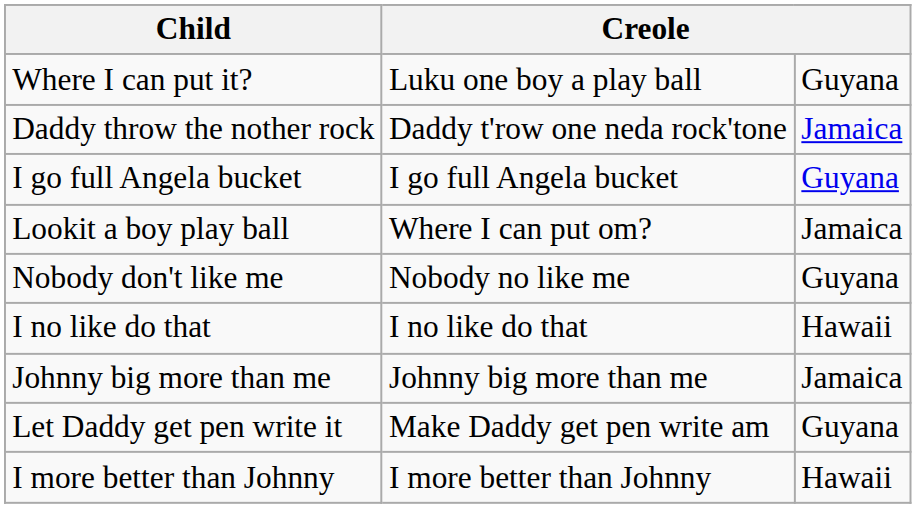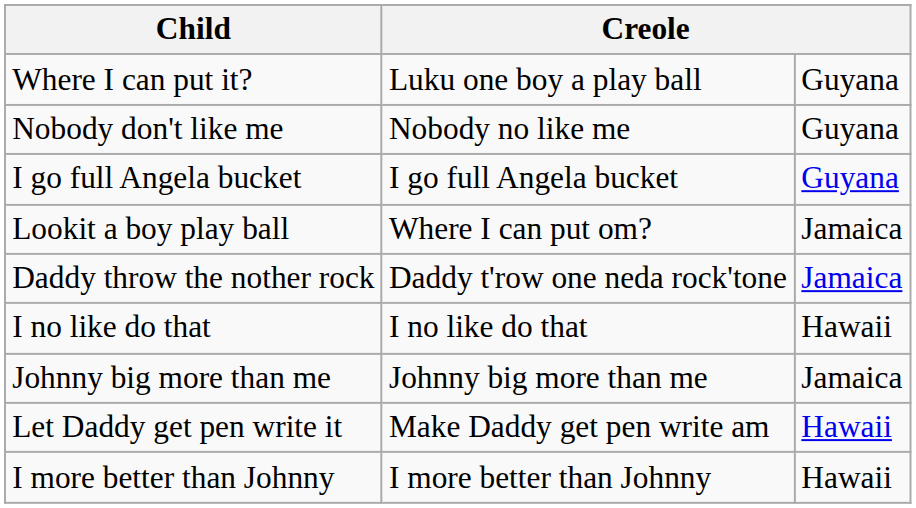rows swapped: (193, 128) <-> (148, 278)
(850, 427) Guyana -> (847, 427) Hawaii
